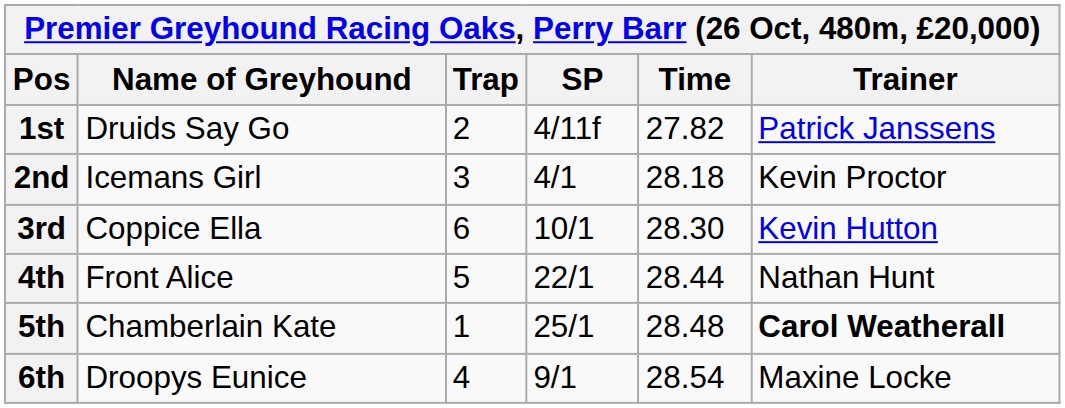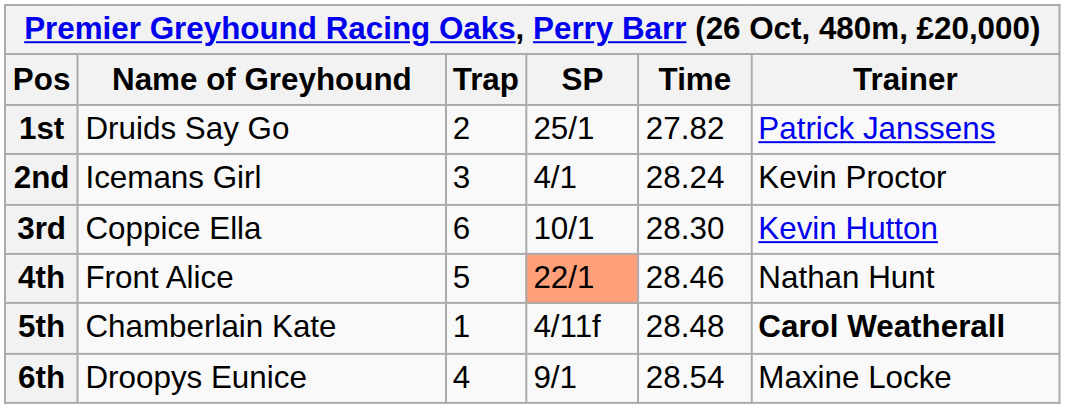(567, 128) 4/11f -> (564, 128) 25/1
(685, 178) 28.18 -> (685, 178) 28.24
(564, 278) no background -> (564, 278) lightsalmon background
(685, 278) 28.44 -> (685, 278) 28.46
(564, 327) 25/1 -> (567, 327) 4/11f
